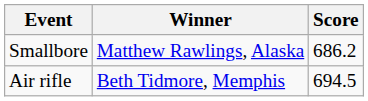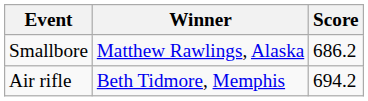(335, 80) 694.5 -> (335, 80) 694.2
